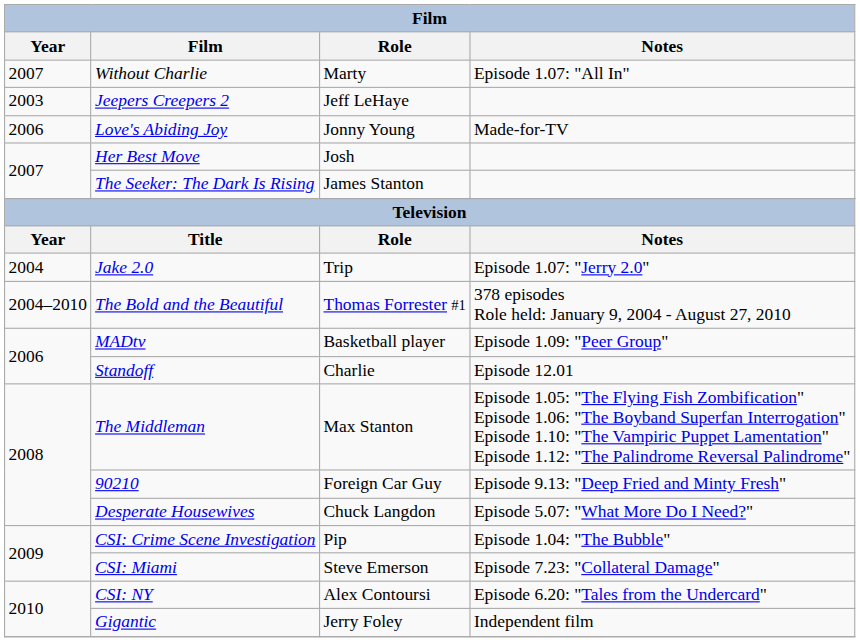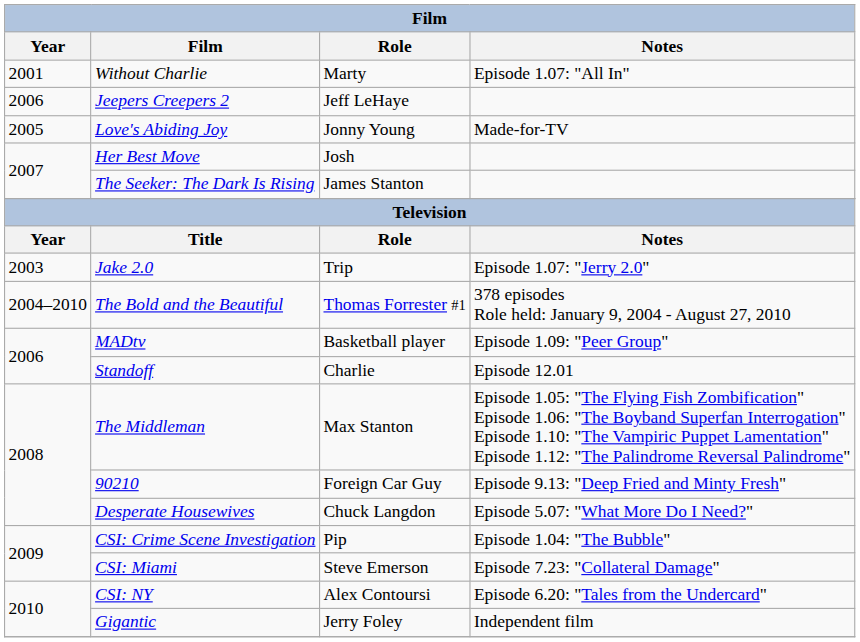(26, 73) 2007 -> (26, 73) 2001
(26, 101) 2003 -> (26, 101) 2006
(26, 128) 2006 -> (26, 128) 2005
(26, 267) 2004 -> (26, 267) 2003
